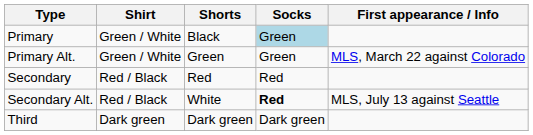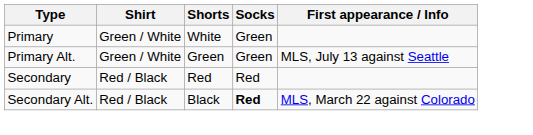(204, 36) Black -> (204, 36) White
(278, 36) lightblue background -> (254, 36) no background
(428, 57) MLS, March 22 against Colorado -> (365, 57) MLS, July 13 against Seattle
(204, 99) White -> (204, 99) Black
(415, 99) MLS, July 13 against Seattle -> (378, 99) MLS, March 22 against Colorado
- row: (23, 120)
